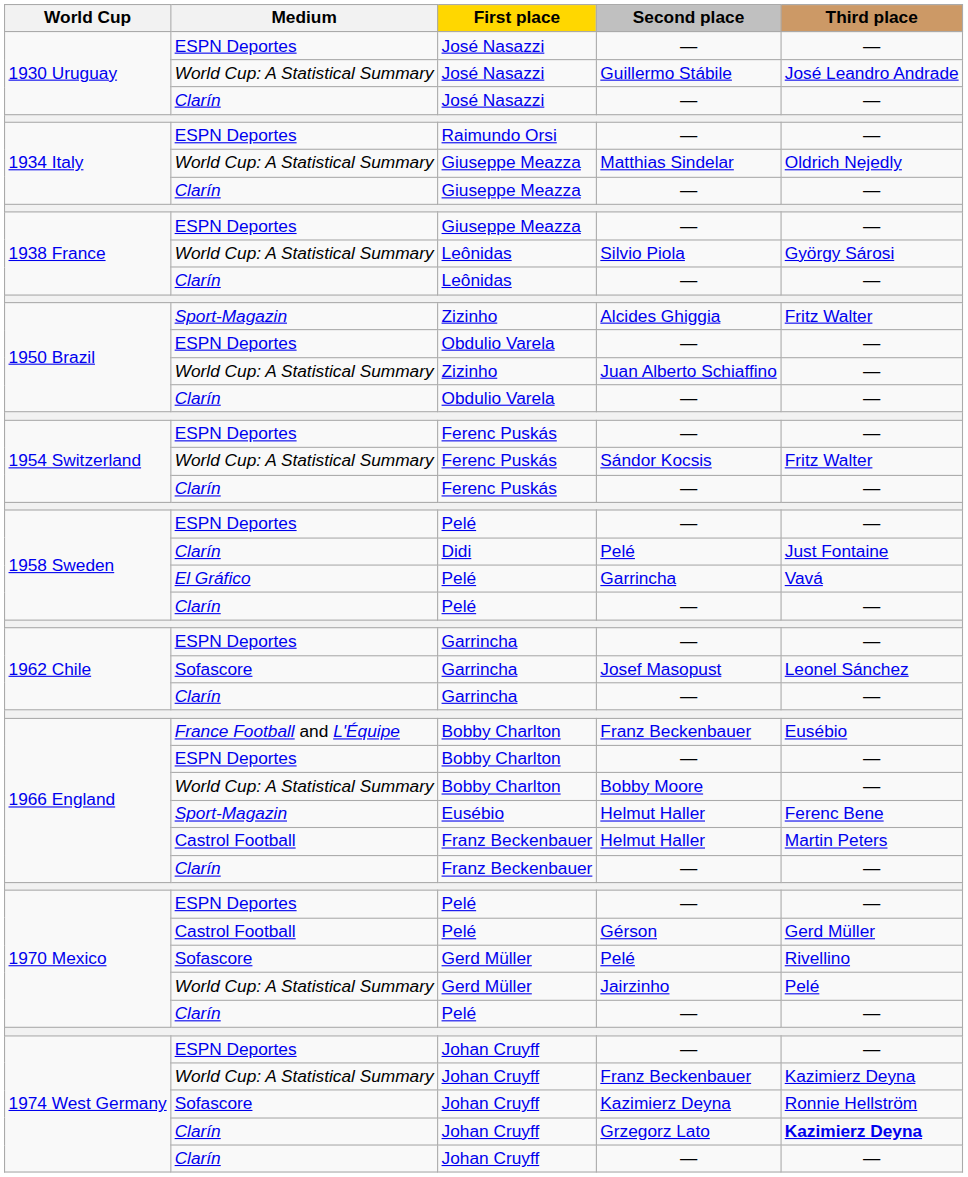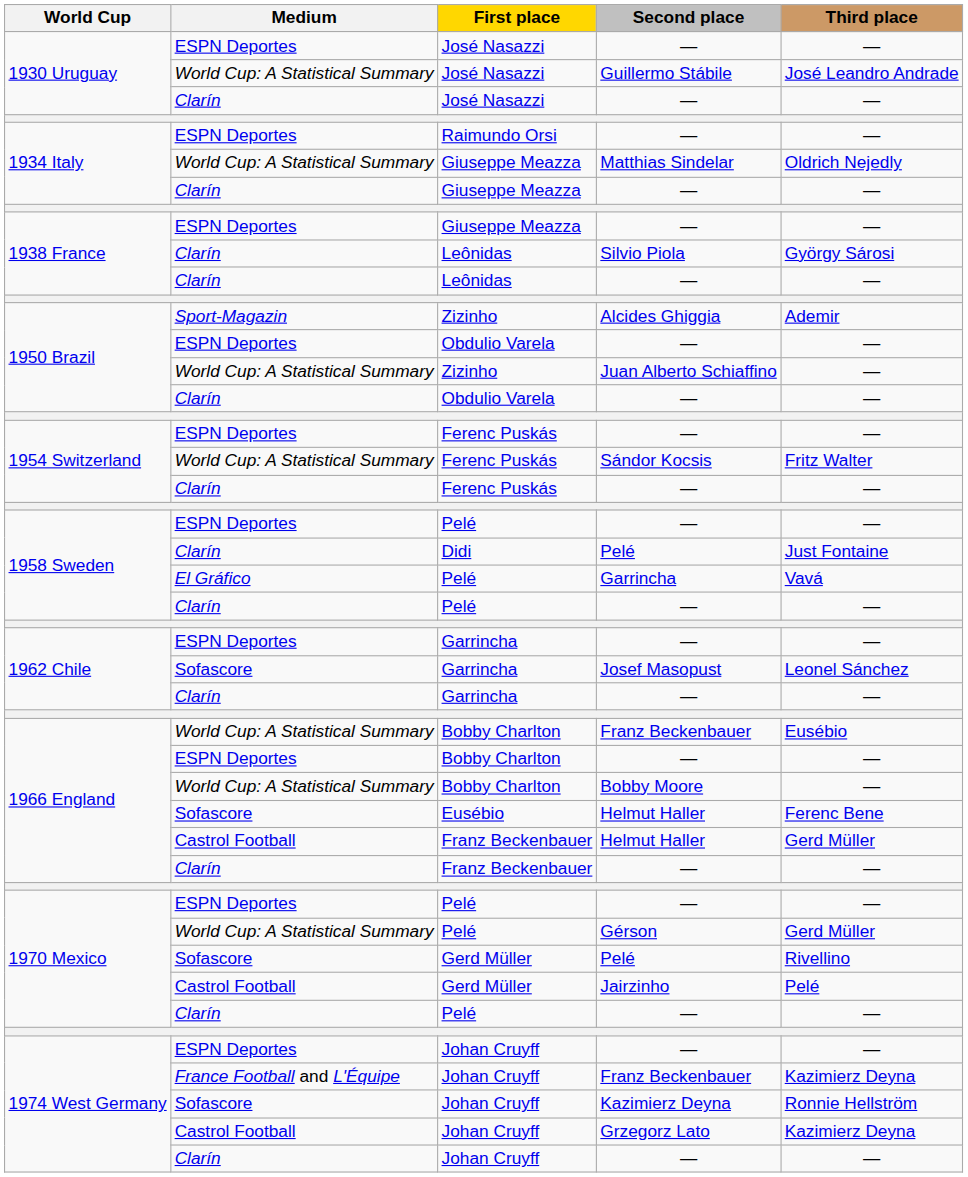(304, 253) World Cup: A Statistical Summary -> (198, 253) Clarín
(829, 316) Fritz Walter -> (812, 316) Ademir
(287, 731) France Football and L'Équipe -> (304, 731) World Cup: A Statistical Summary
(231, 813) Sport-Magazin -> (214, 813) Sofascore
(836, 841) Martin Peters -> (830, 841) Gerd Müller
(235, 931) Castrol Football -> (304, 931) World Cup: A Statistical Summary
(304, 986) World Cup: A Statistical Summary -> (235, 986) Castrol Football
(304, 1076) World Cup: A Statistical Summary -> (287, 1076) France Football and L'Équipe
(198, 1131) Clarín -> (235, 1131) Castrol Football
(853, 1131) bold -> (850, 1131) normal
